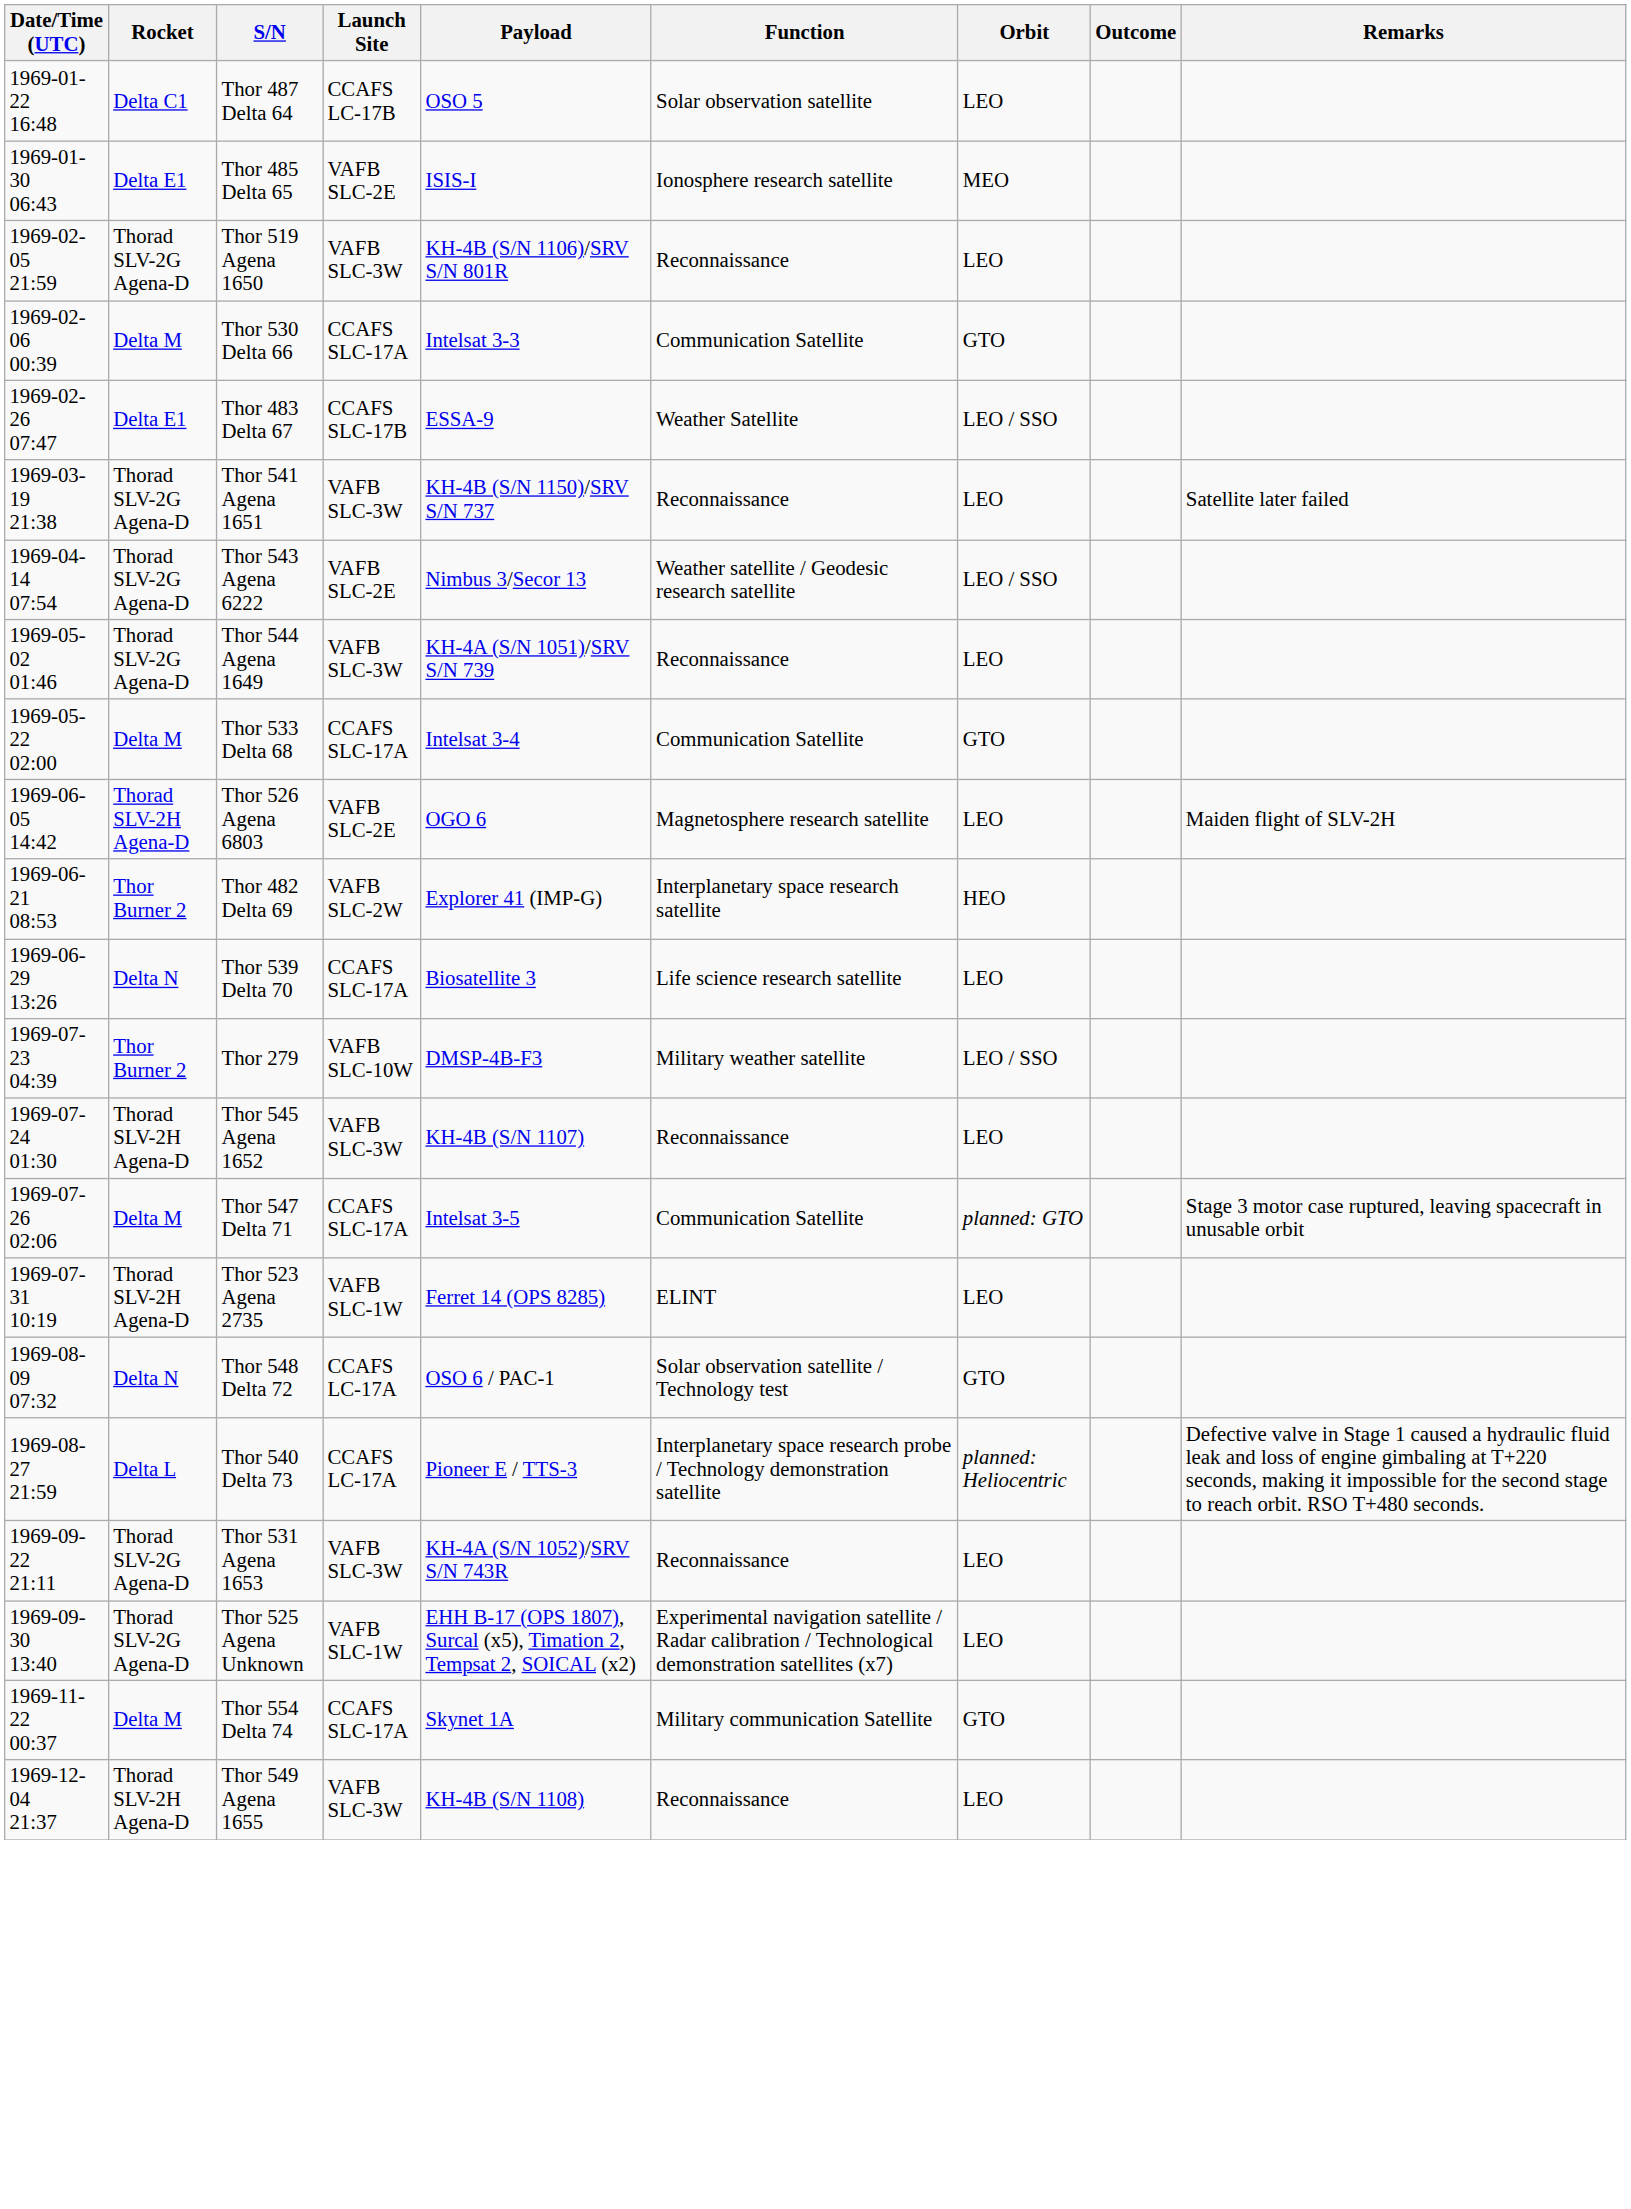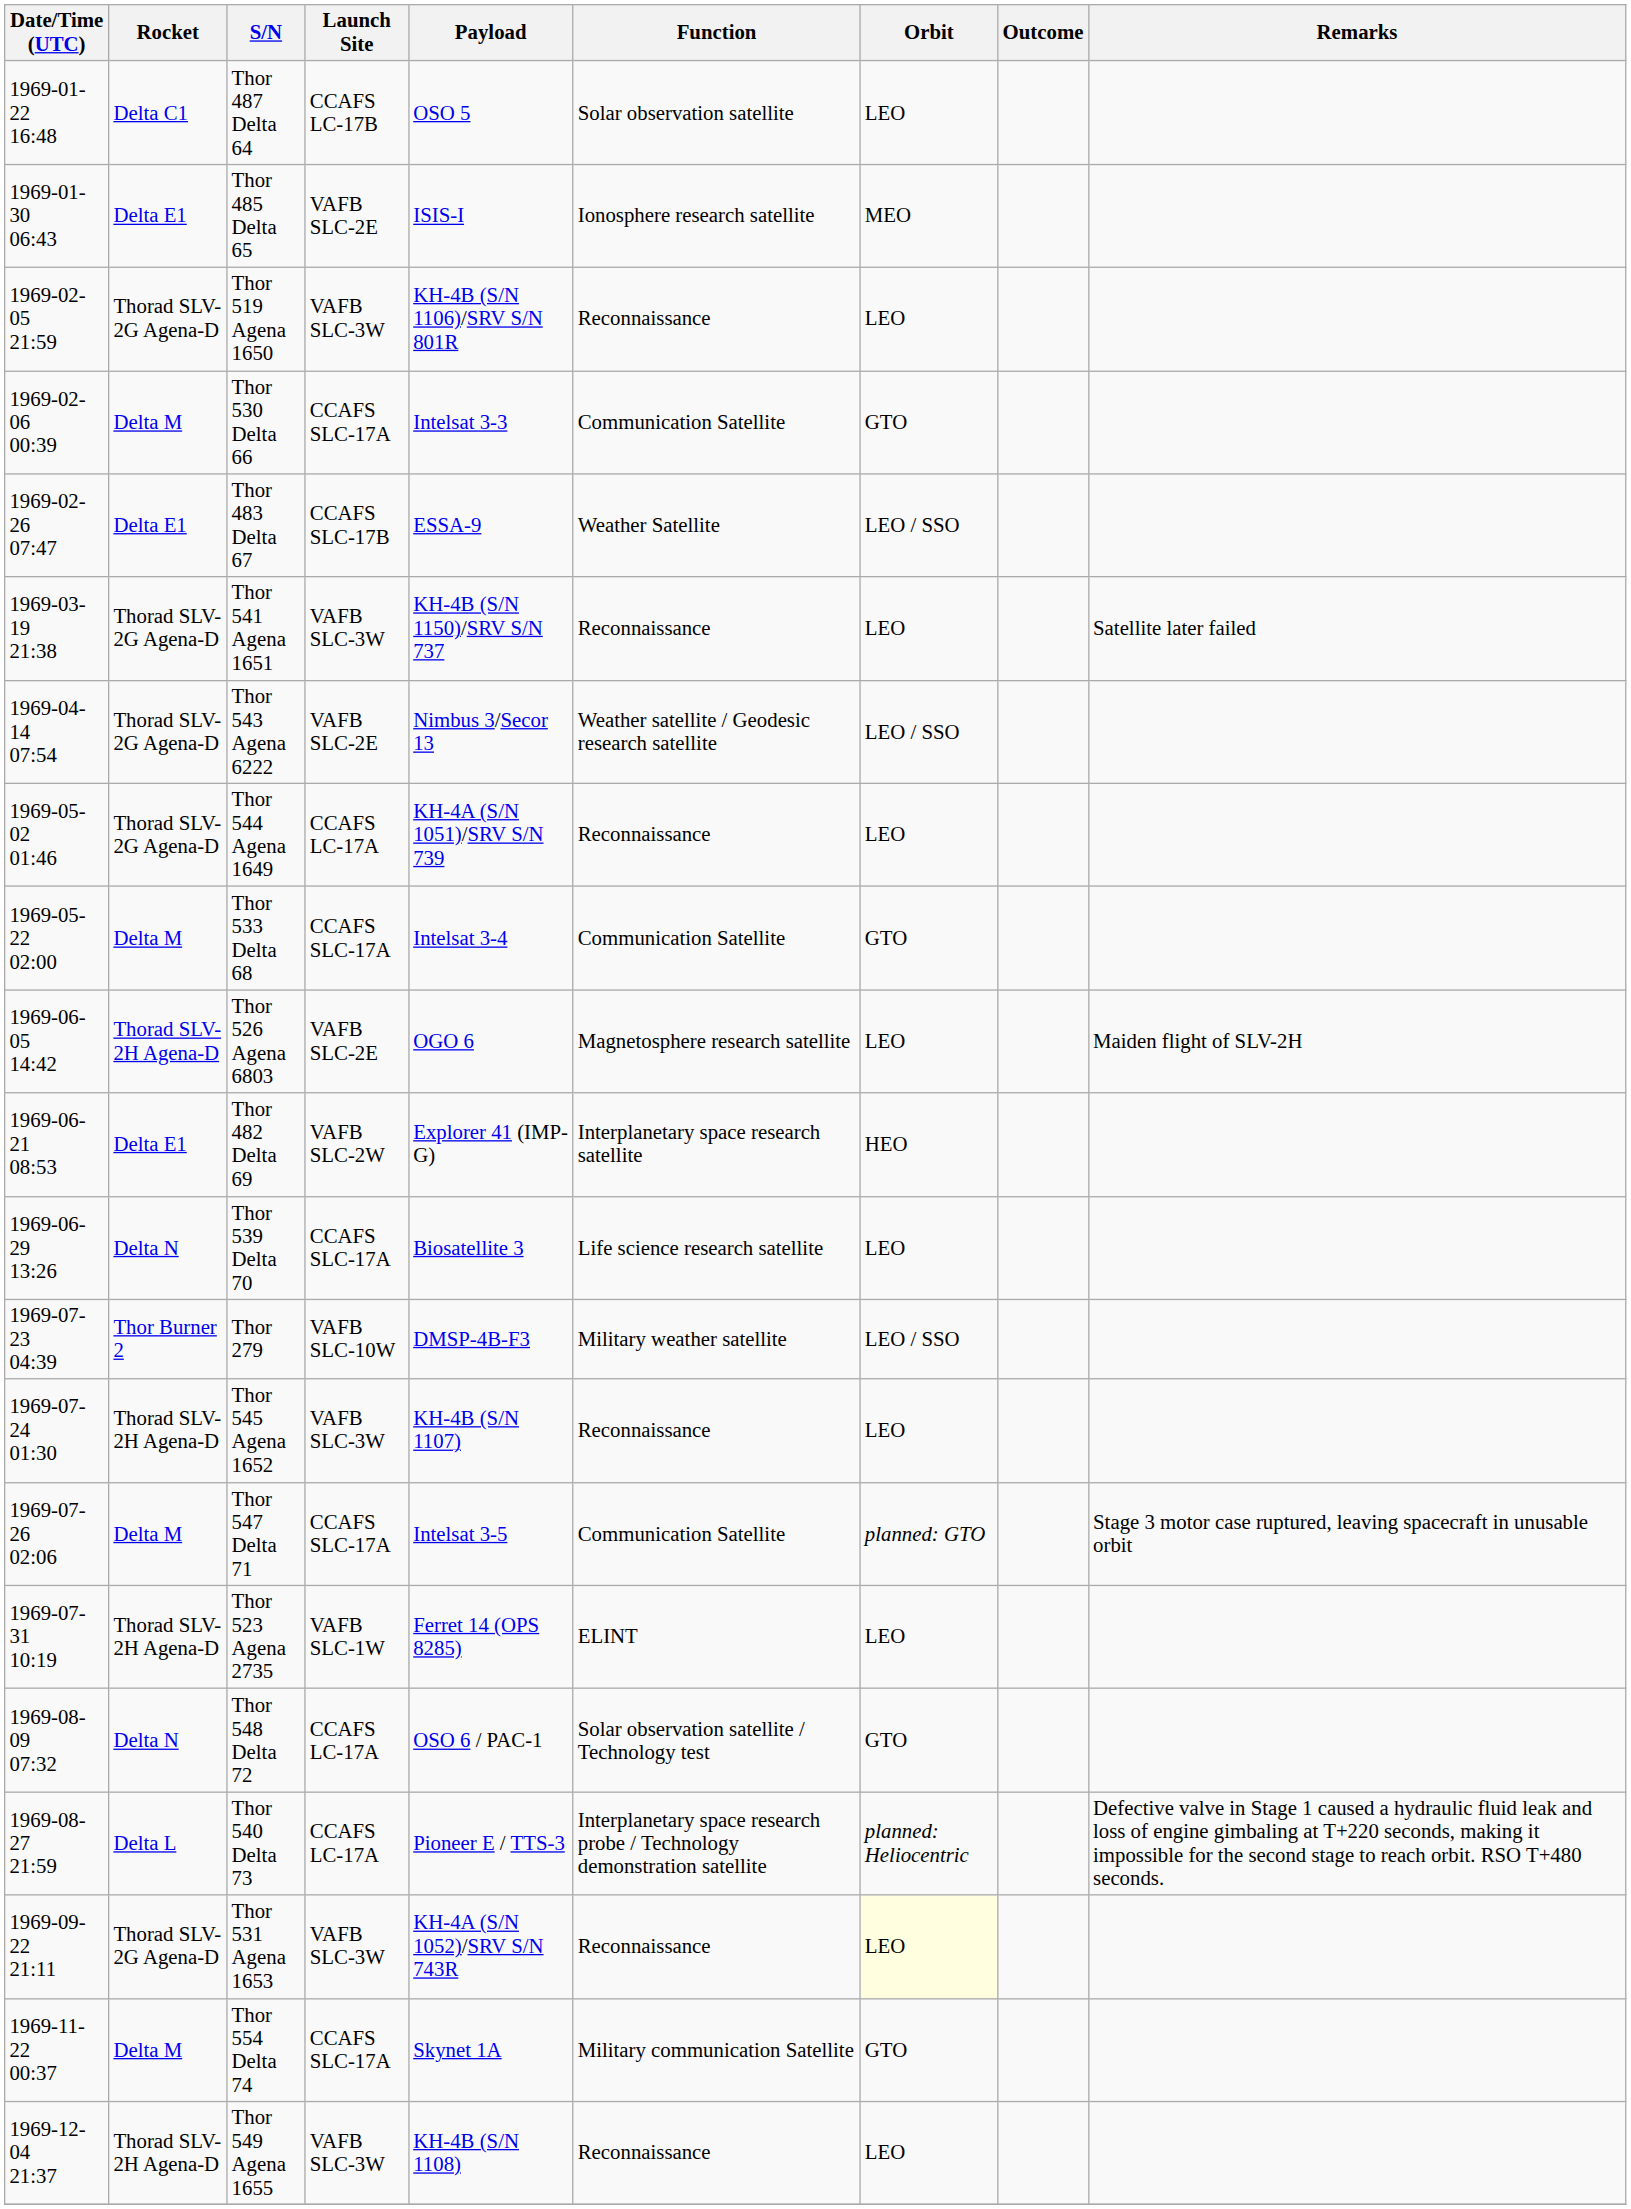(365, 659) VAFB SLC-3W -> (344, 834) CCAFS LC-17A
(150, 898) Thor Burner 2 -> (150, 1144) Delta E1
(983, 1560) no background -> (885, 1946) lightyellow background
- row: (263, 1640)
